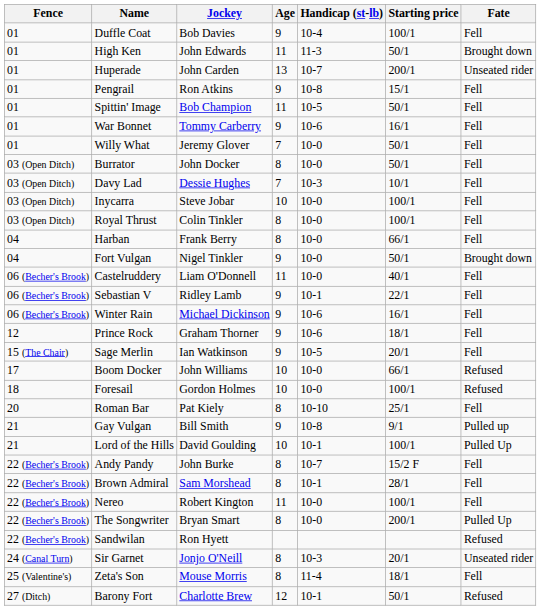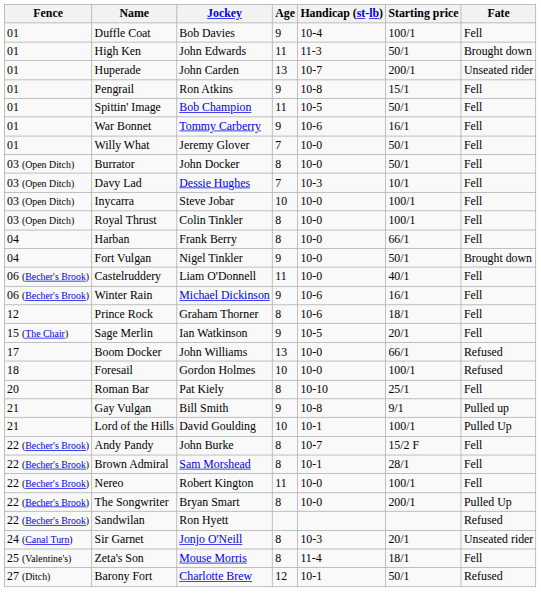- row: (123, 295)
(278, 333) 9 -> (278, 314) 8
(281, 370) 10 -> (281, 351) 13
